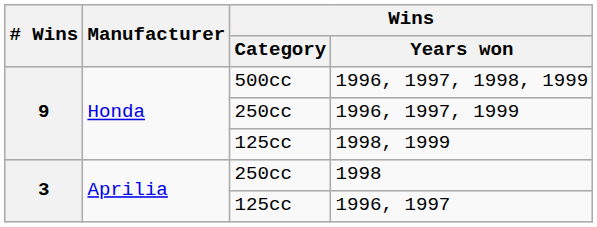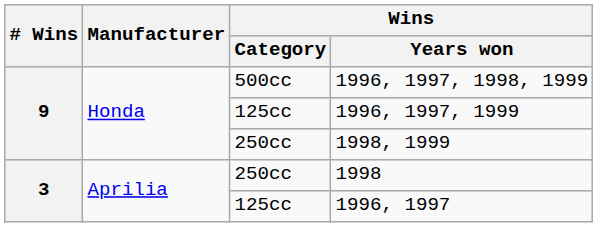(263, 113) 250cc -> (263, 113) 125cc
(263, 144) 125cc -> (263, 144) 250cc
